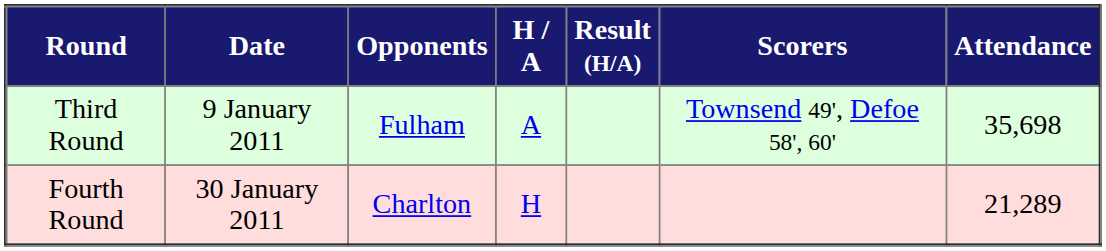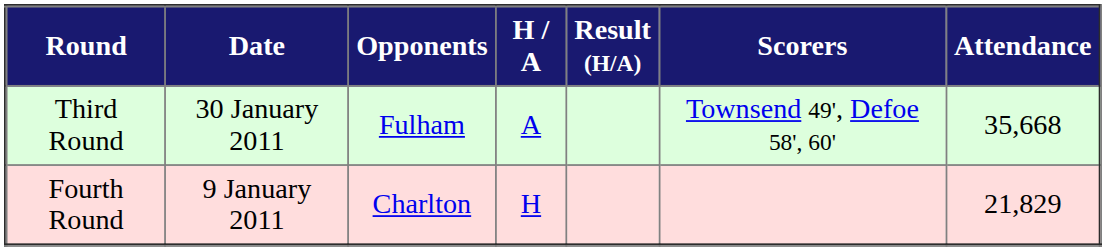(257, 125) 9 January 2011 -> (257, 125) 30 January 2011
(1023, 125) 35,698 -> (1023, 125) 35,668
(257, 204) 30 January 2011 -> (257, 204) 9 January 2011
(1023, 204) 21,289 -> (1023, 204) 21,829
